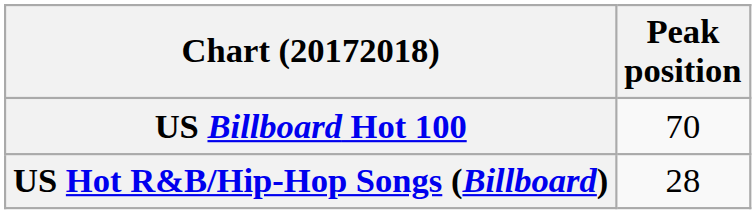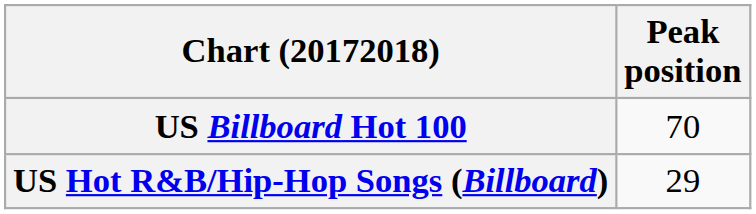(683, 180) 28 -> (683, 180) 29
